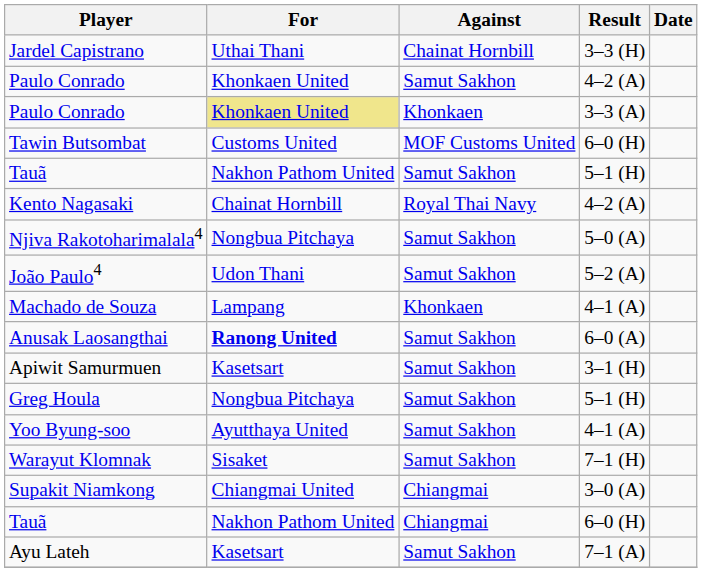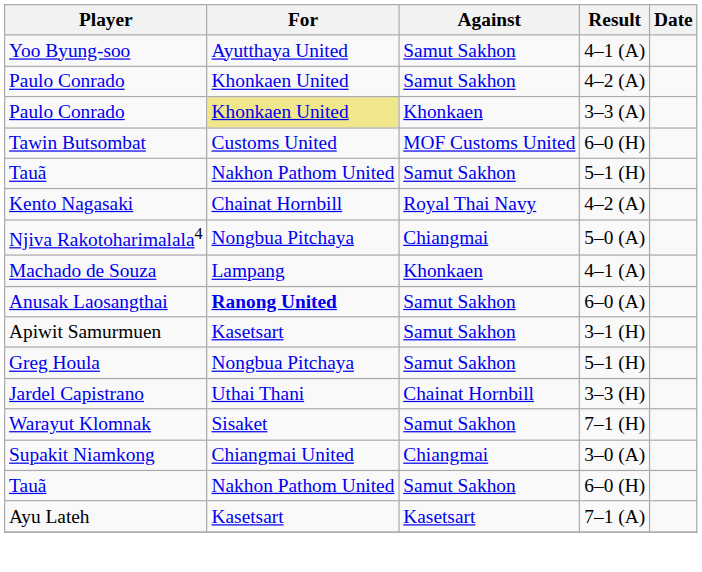rows swapped: (77, 50) <-> (70, 429)
(459, 237) Samut Sakhon -> (446, 237) Chiangmai
- row: (55, 273)
(446, 521) Chiangmai -> (459, 485) Samut Sakhon
(459, 552) Samut Sakhon -> (439, 516) Kasetsart
